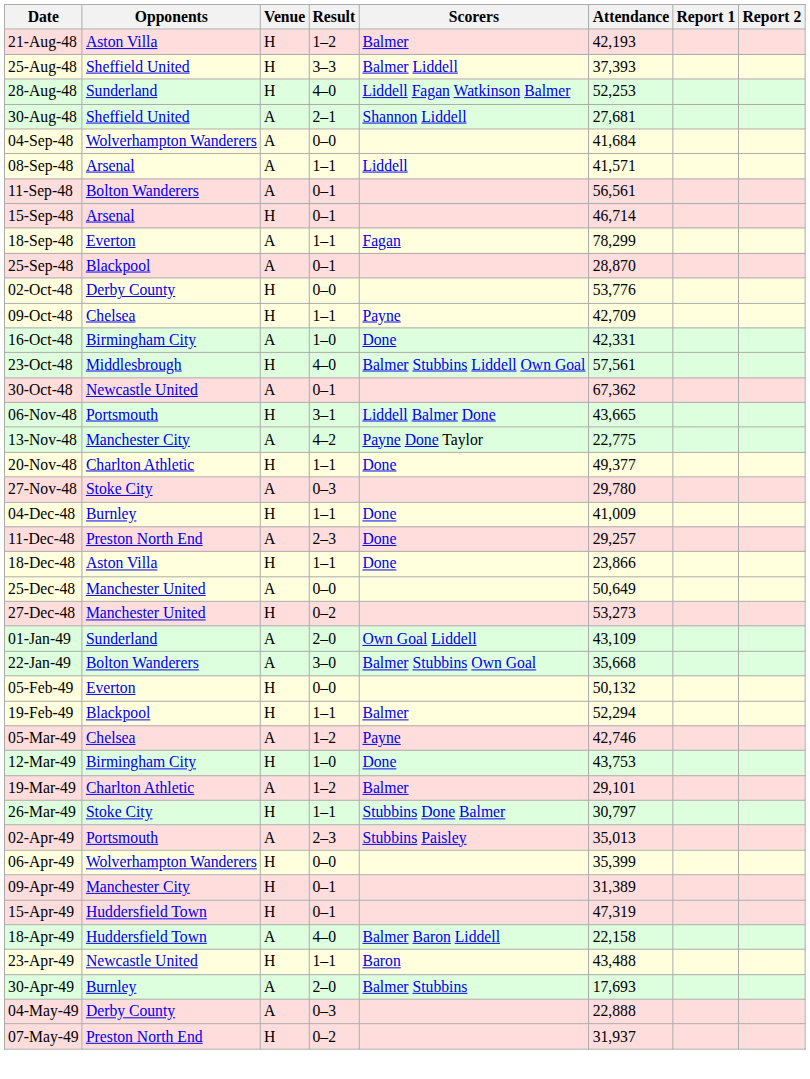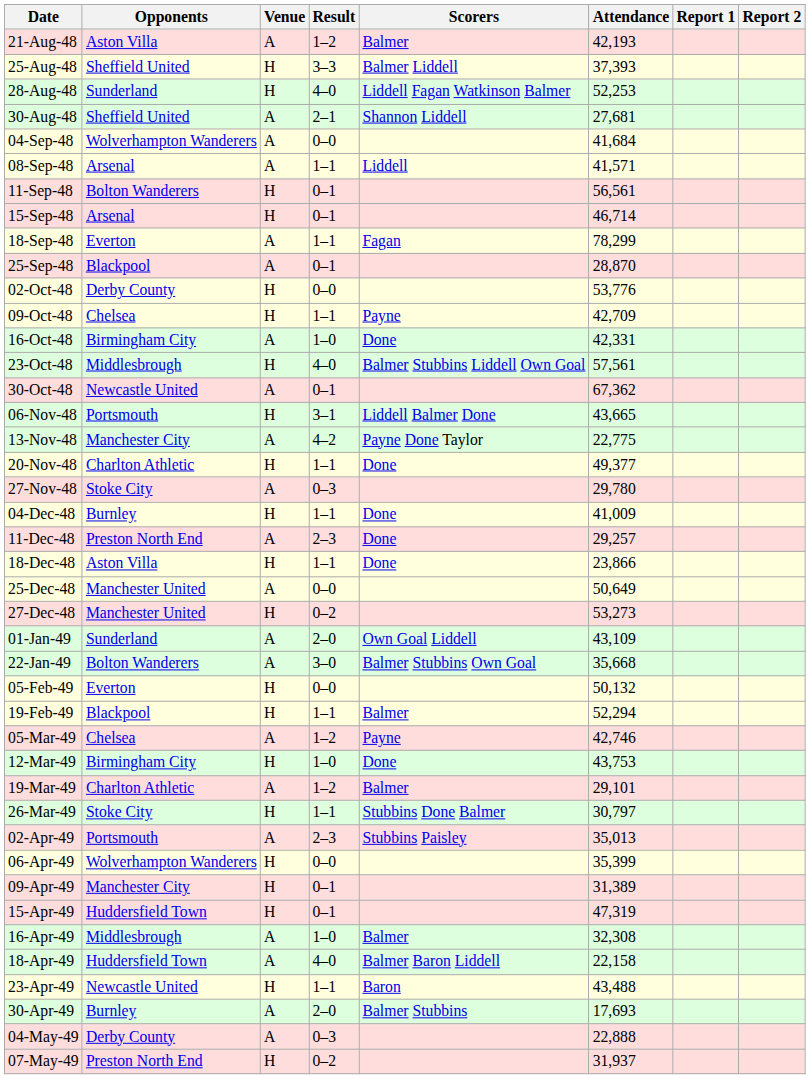(270, 41) H -> (270, 41) A
(270, 191) A -> (270, 191) H
+ row: (41, 937)
